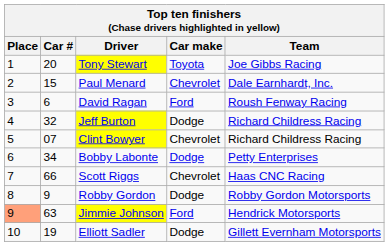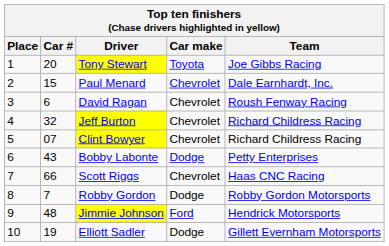(182, 102) Ford -> (195, 102) Chevrolet
(187, 121) Dodge -> (195, 121) Chevrolet
(50, 158) 34 -> (50, 158) 43
(47, 195) 9 -> (47, 195) 7
(10, 214) lightsalmon background -> (10, 214) no background
(50, 214) 63 -> (50, 214) 48
